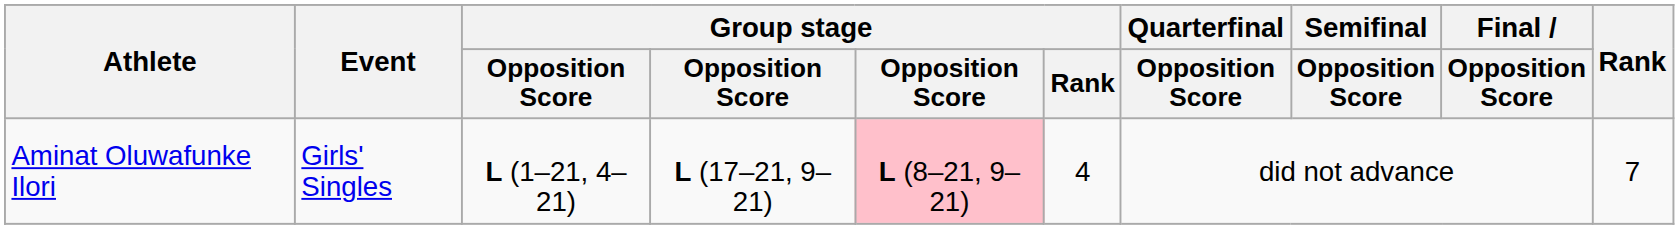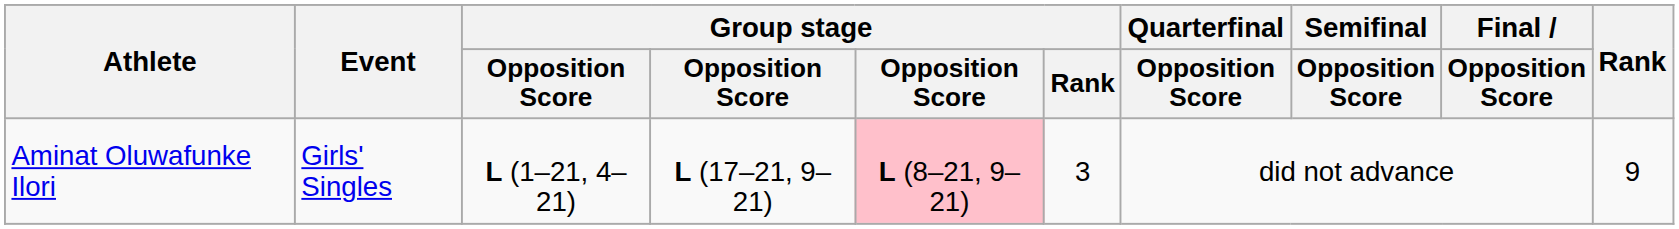(1083, 172) 4 -> (1083, 172) 3
(1632, 172) 7 -> (1632, 172) 9
